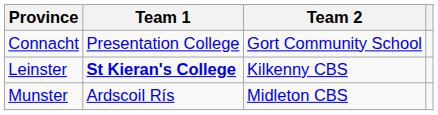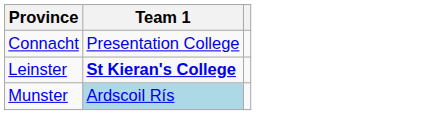- column: (335, 17)
(130, 95) no background -> (130, 95) lightblue background
